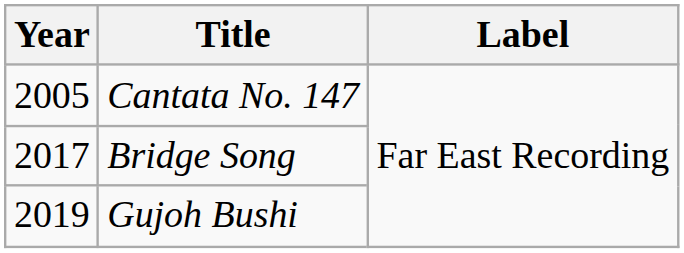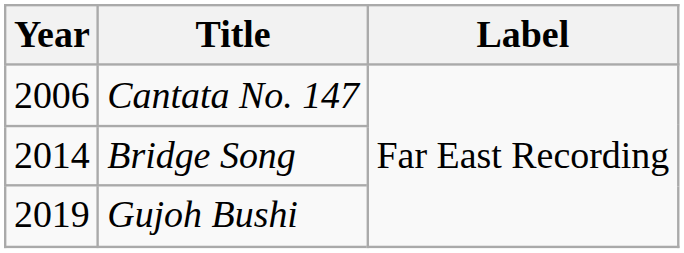(52, 94) 2005 -> (52, 94) 2006
(52, 154) 2017 -> (52, 154) 2014
